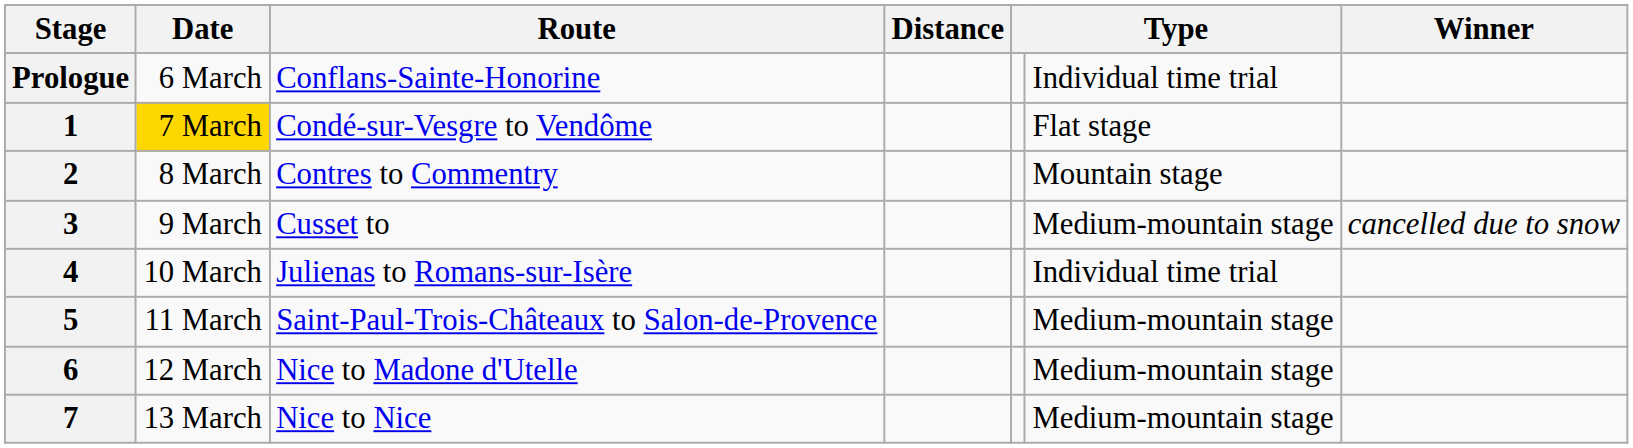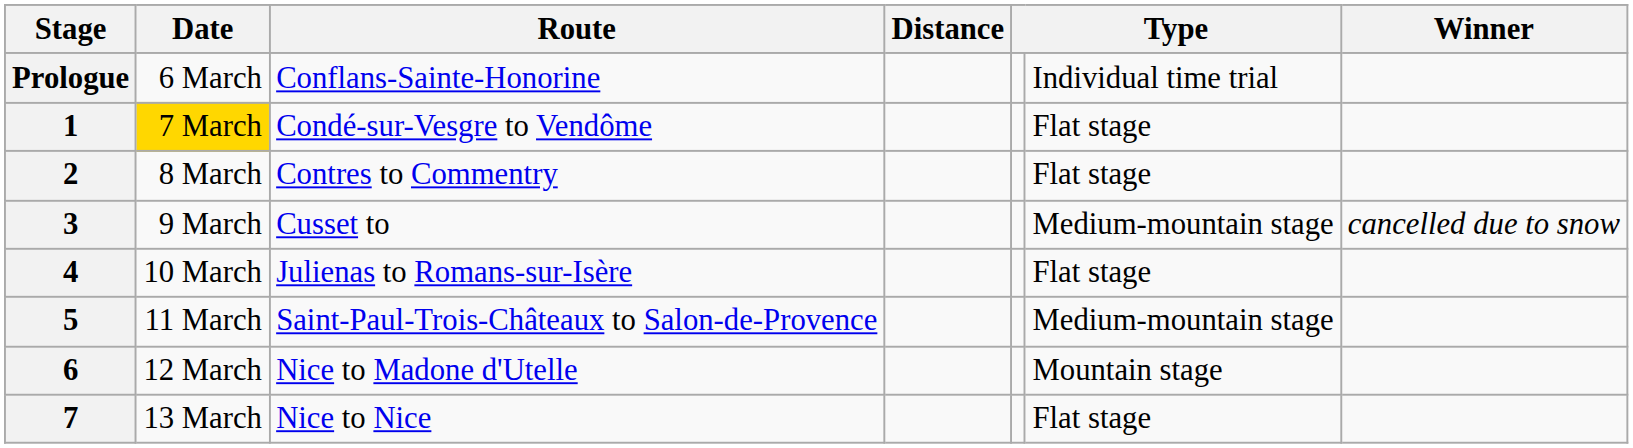(1128, 175) Mountain stage -> (1092, 175) Flat stage
(1155, 272) Individual time trial -> (1092, 272) Flat stage
(1183, 369) Medium-mountain stage -> (1128, 369) Mountain stage
(1183, 418) Medium-mountain stage -> (1092, 418) Flat stage
